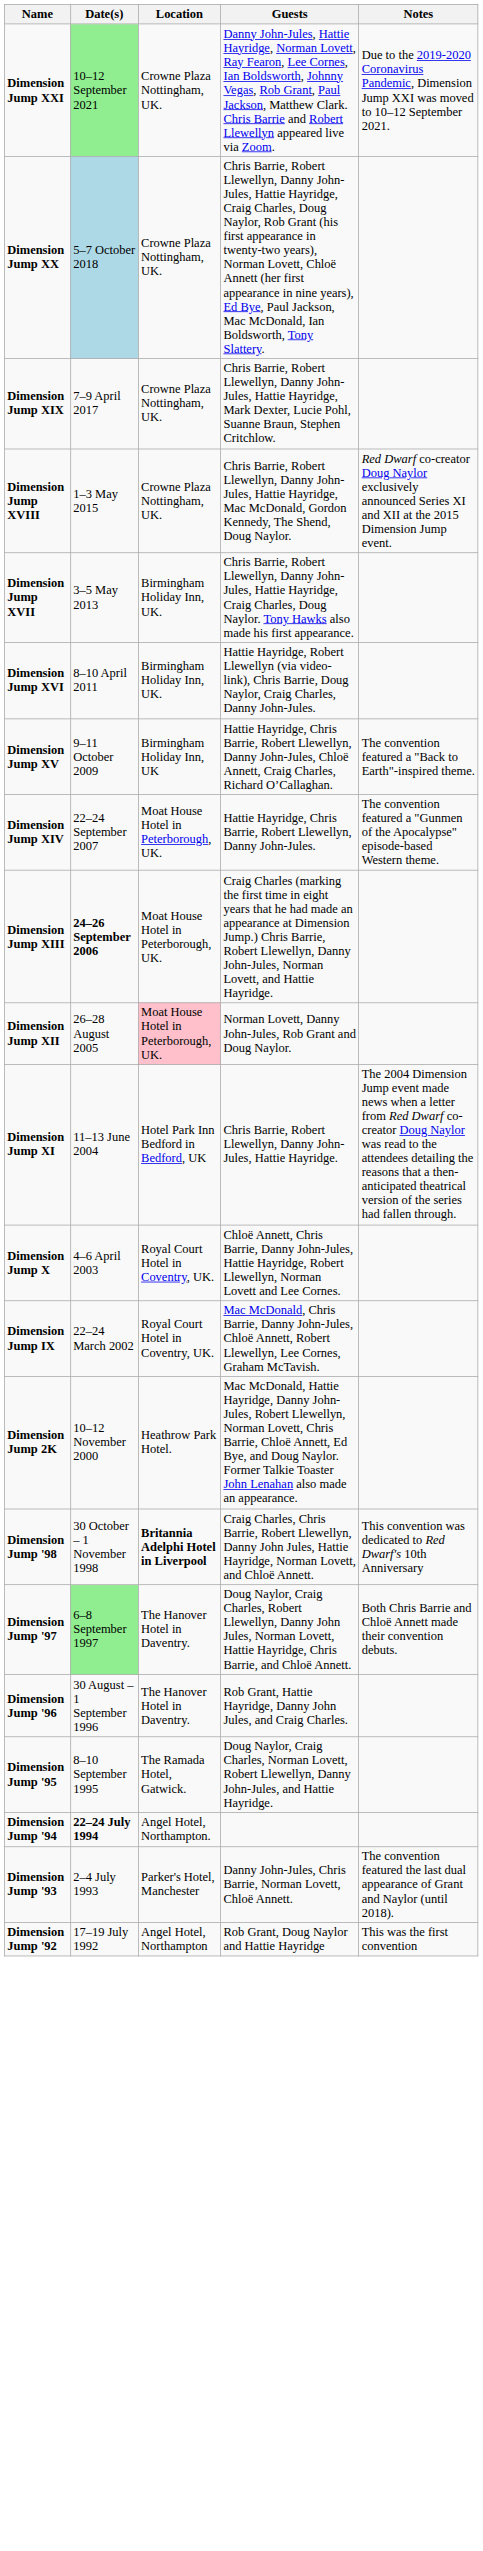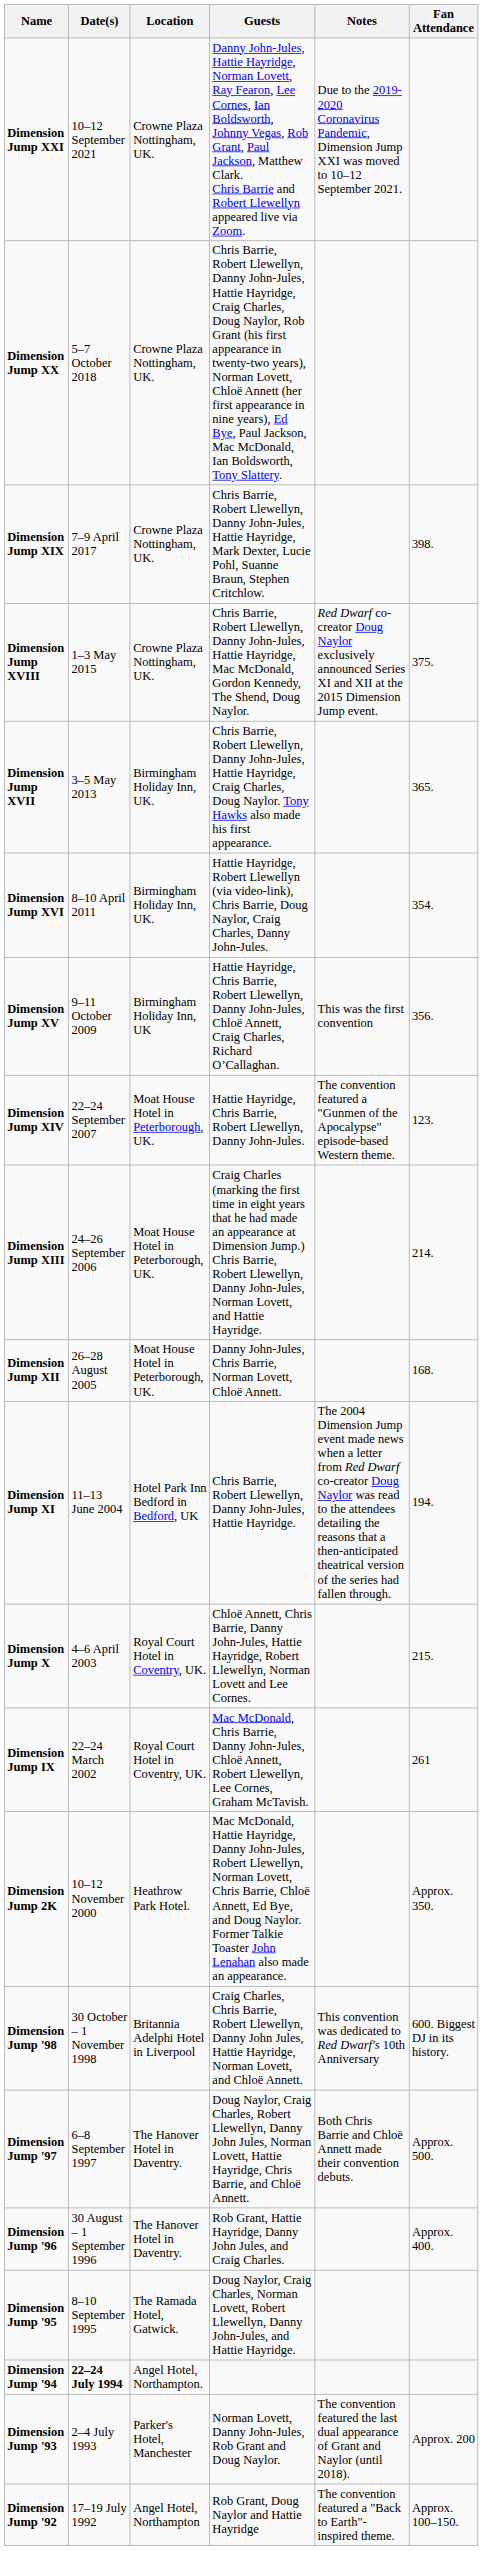+ column: (443, 21)
(100, 90) lightgreen background -> (98, 139) no background
(104, 257) lightblue background -> (92, 362) no background
(418, 756) The convention featured a "Back to Earth"-inspired theme. -> (361, 1016) This was the first convention
(102, 936) bold -> (98, 1252) normal
(176, 1033) pink background -> (168, 1370) no background
(290, 1033) Norman Lovett, Danny John-Jules, Rob Grant and Doug Naylor. -> (258, 1370) Danny John-Jules, Chris Barrie, Norman Lovett, Chloë Annett.
(178, 1546) bold -> (169, 2038) normal
(100, 1629) lightgreen background -> (98, 2149) no background
(285, 1884) Danny John-Jules, Chris Barrie, Norman Lovett, Chloë Annett. -> (258, 2439) Norman Lovett, Danny John-Jules, Rob Grant and Doug Naylor.
(405, 1939) This was the first convention -> (359, 2514) The convention featured a "Back to Earth"-inspired theme.
